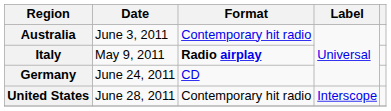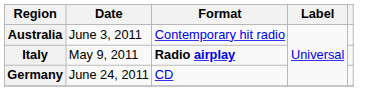- row: (48, 95)
